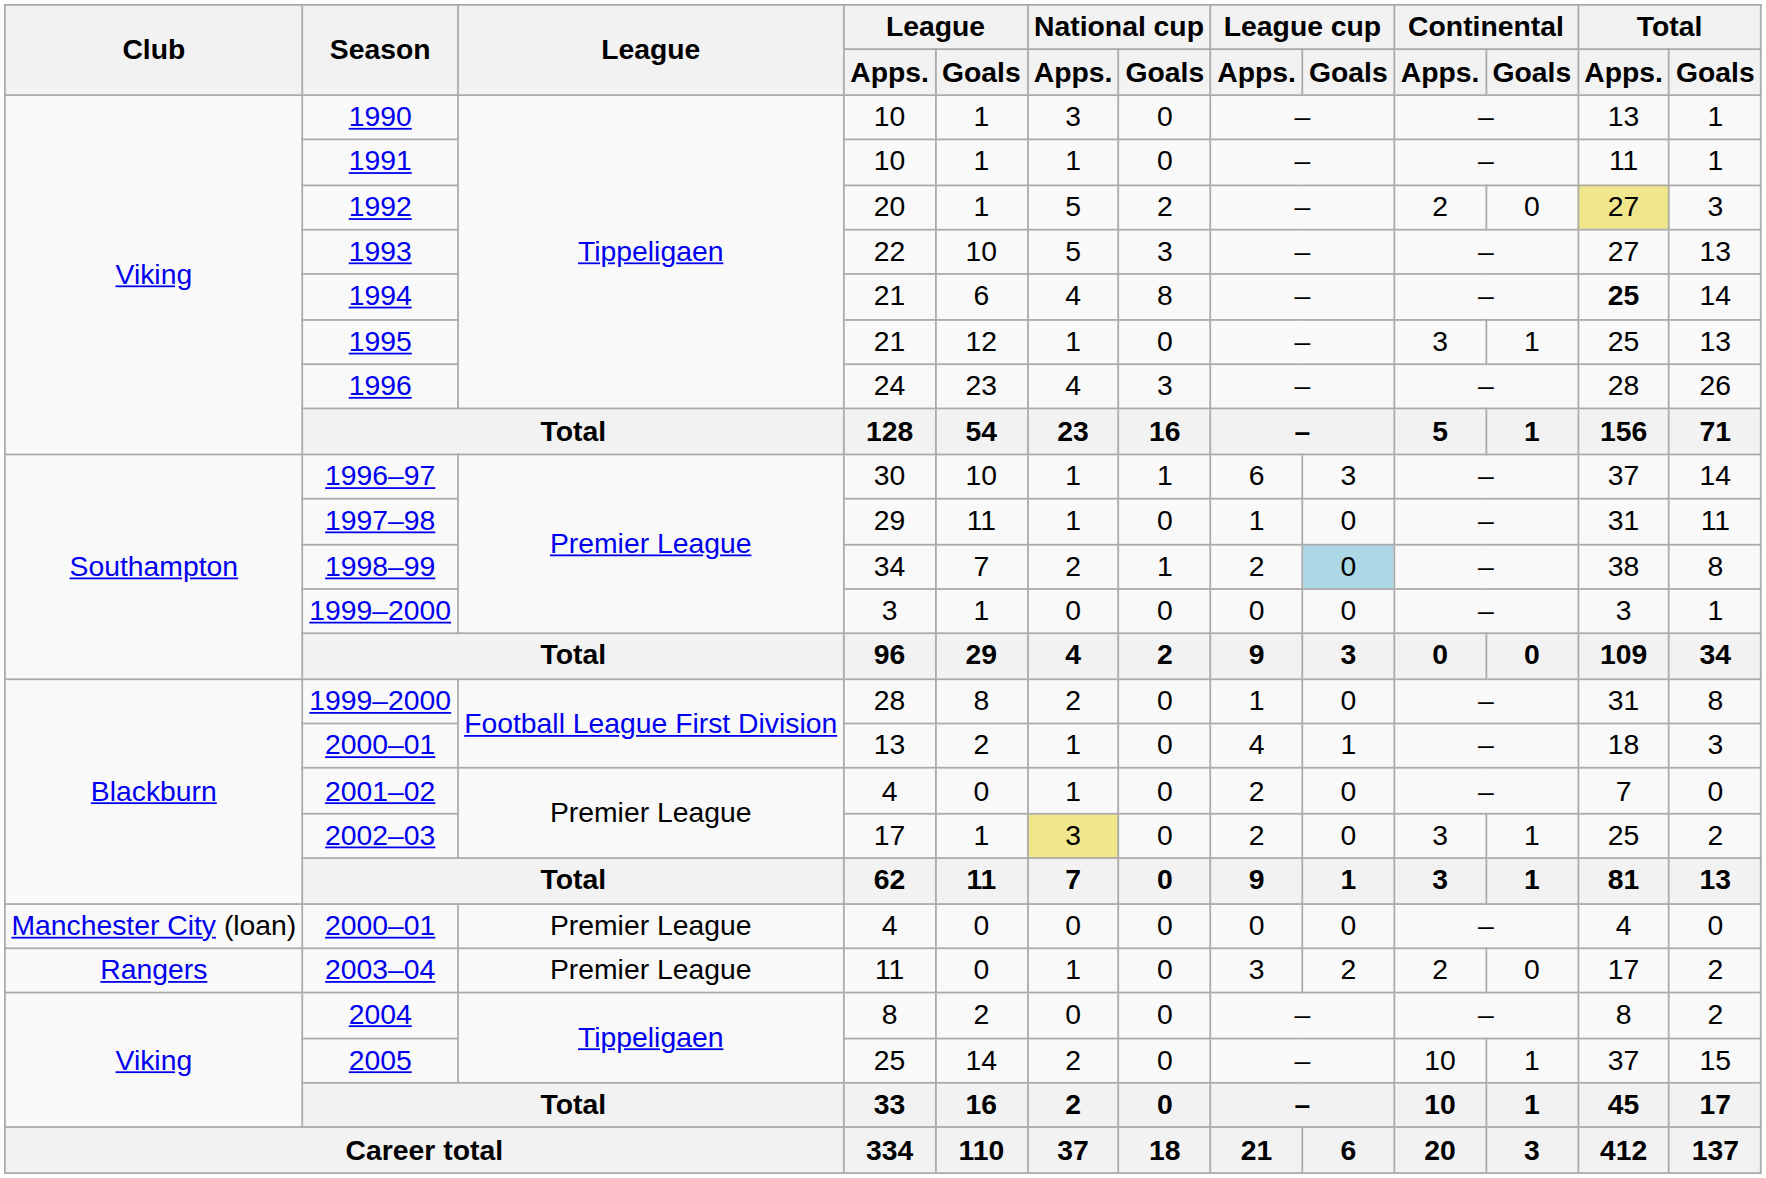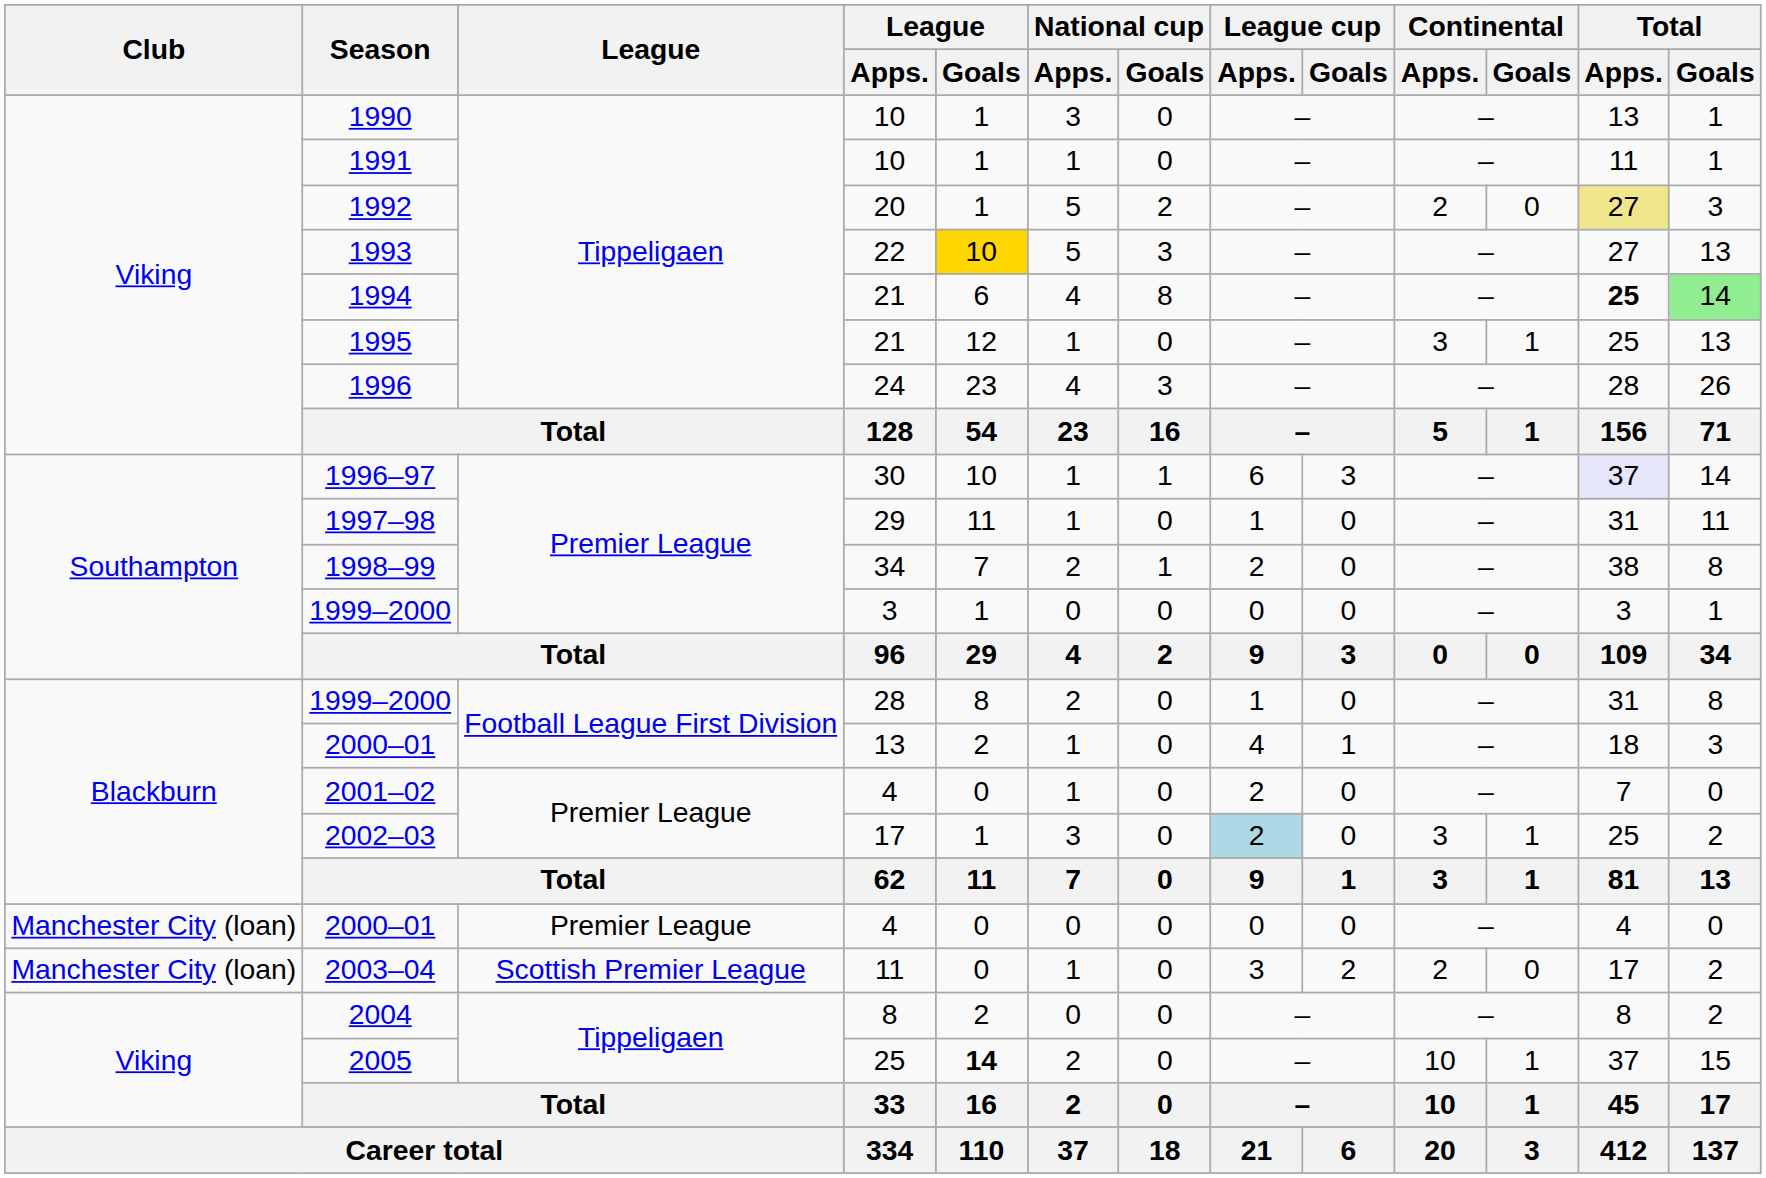(981, 251) no background -> (981, 251) gold background
(1715, 296) no background -> (1715, 296) lightgreen background
(1624, 476) no background -> (1624, 476) lavender background
(1348, 565) lightblue background -> (1348, 565) no background
(1073, 835) khaki background -> (1073, 835) no background
(1257, 835) no background -> (1257, 835) lightblue background
(154, 970) Rangers -> (154, 970) Manchester City (loan)
(651, 970) Premier League -> (651, 970) Scottish Premier League
(981, 1059) normal -> (981, 1059) bold
